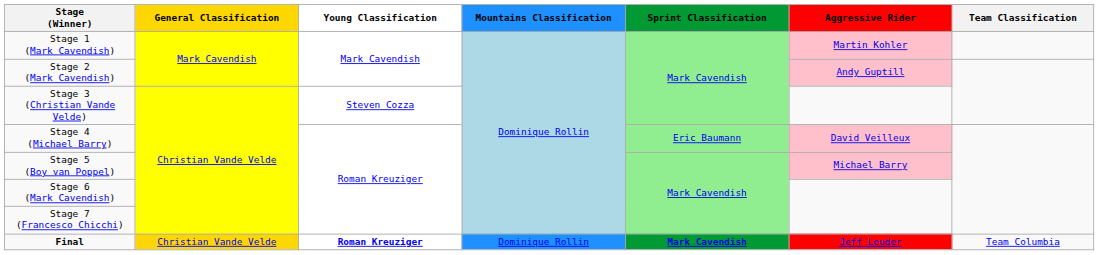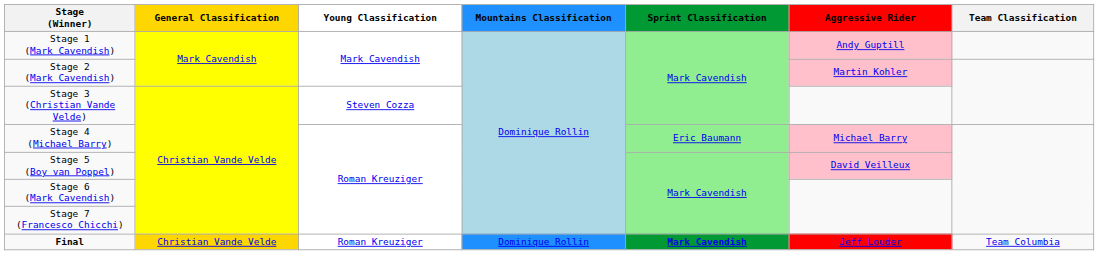(870, 45) Martin Kohler -> (870, 45) Andy Guptill
(870, 72) Andy Guptill -> (870, 72) Martin Kohler
(870, 138) David Veilleux -> (870, 138) Michael Barry
(870, 165) Michael Barry -> (870, 165) David Veilleux
(380, 241) bold -> (380, 241) normal
